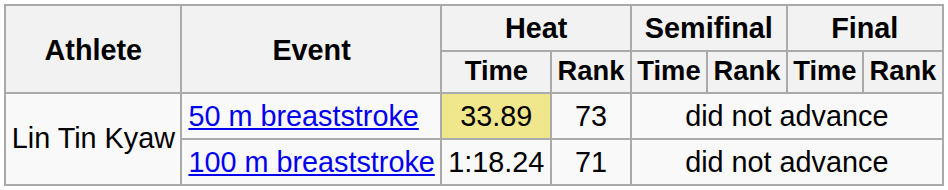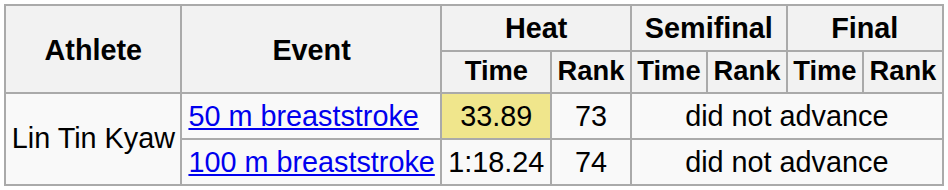(591, 162) 71 -> (591, 162) 74
